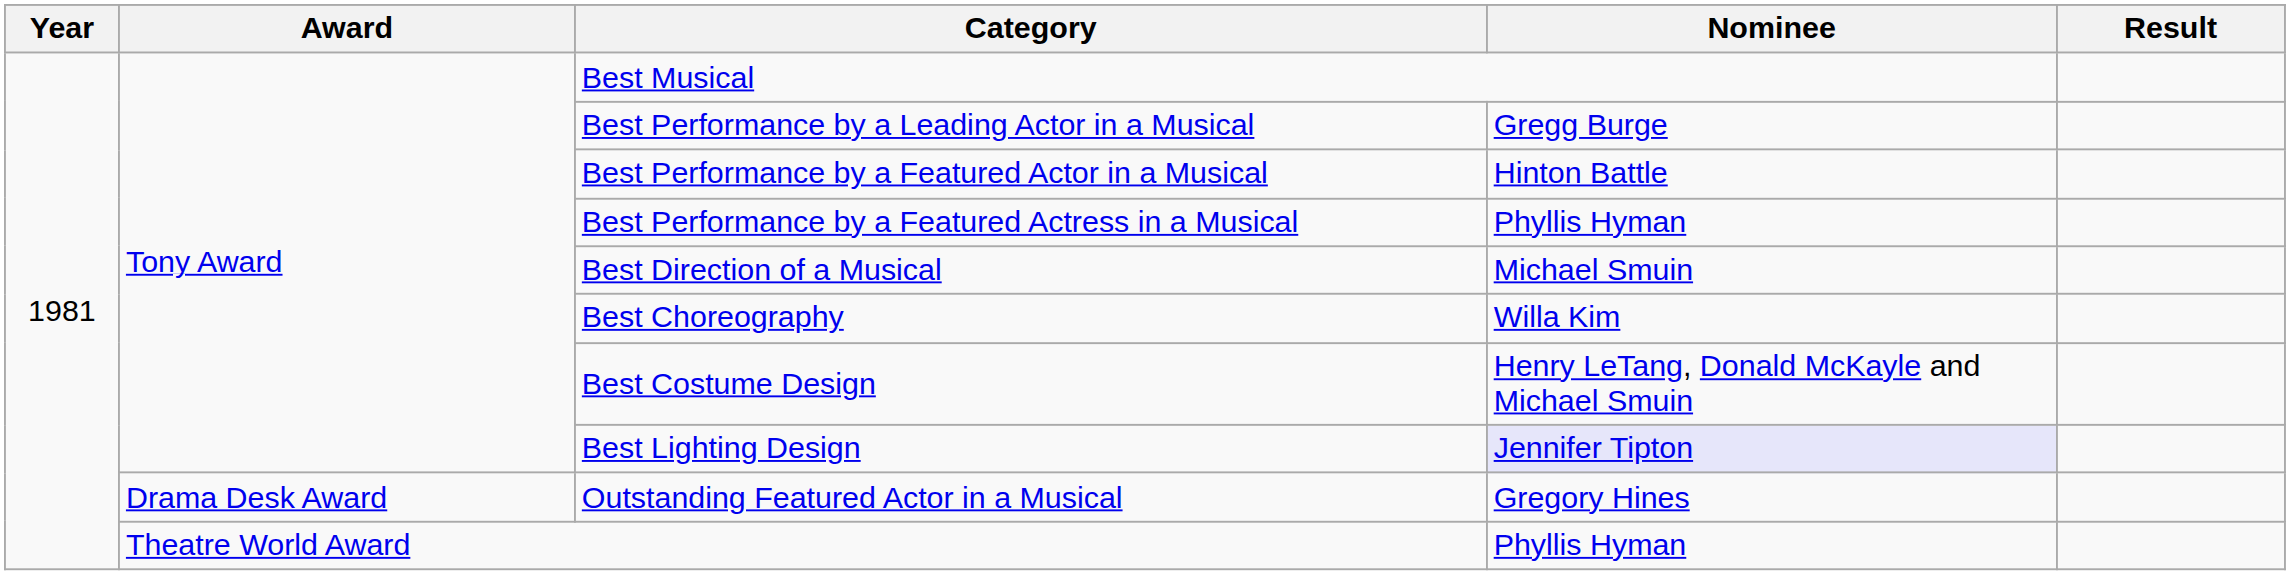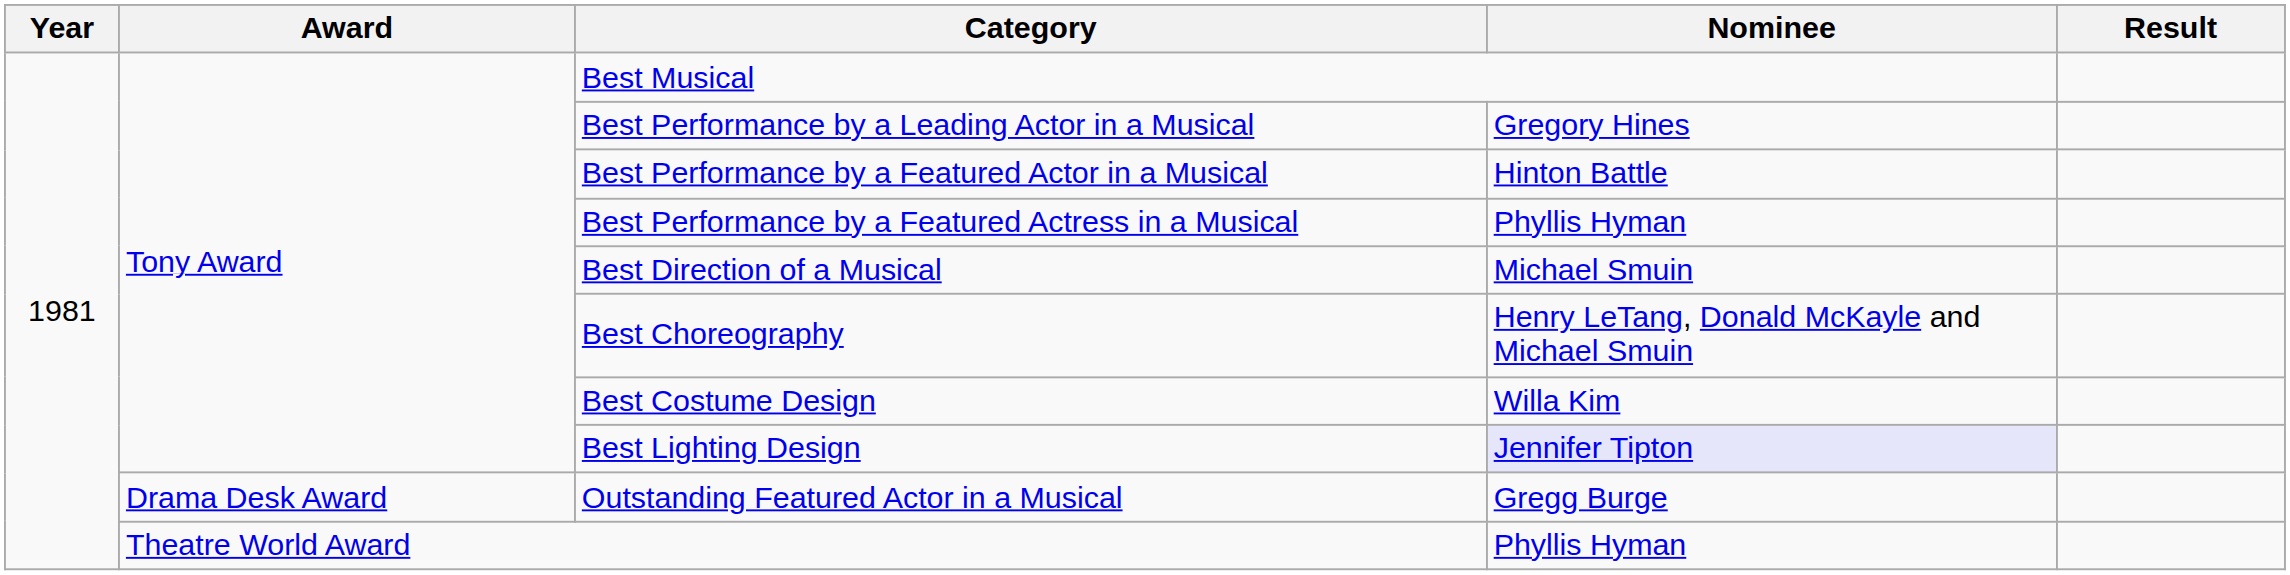(1581, 125) Gregg Burge -> (1592, 125) Gregory Hines
(1557, 317) Willa Kim -> (1737, 334) Henry LeTang, Donald McKayle and Michael Smuin
(1737, 383) Henry LeTang, Donald McKayle and Michael Smuin -> (1557, 400) Willa Kim
(1592, 496) Gregory Hines -> (1581, 496) Gregg Burge
